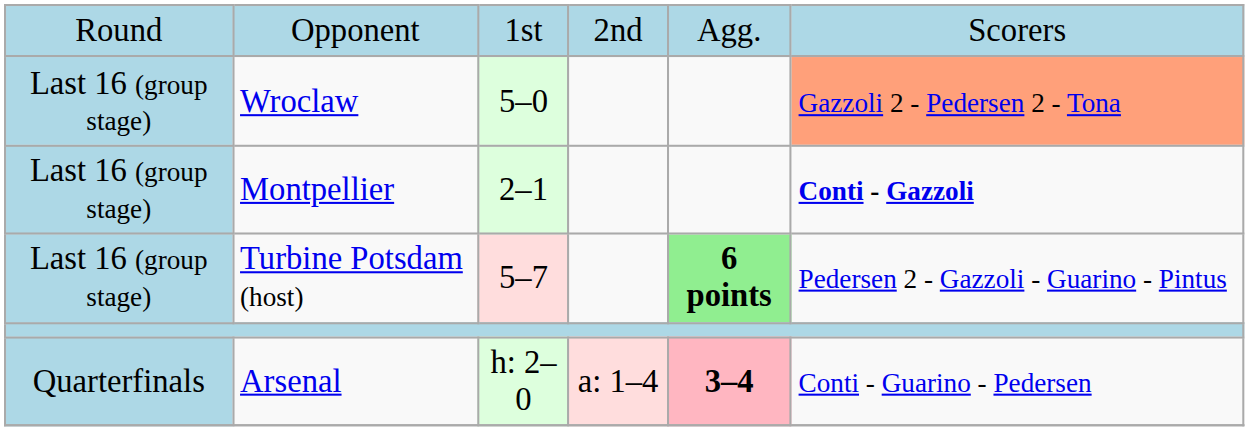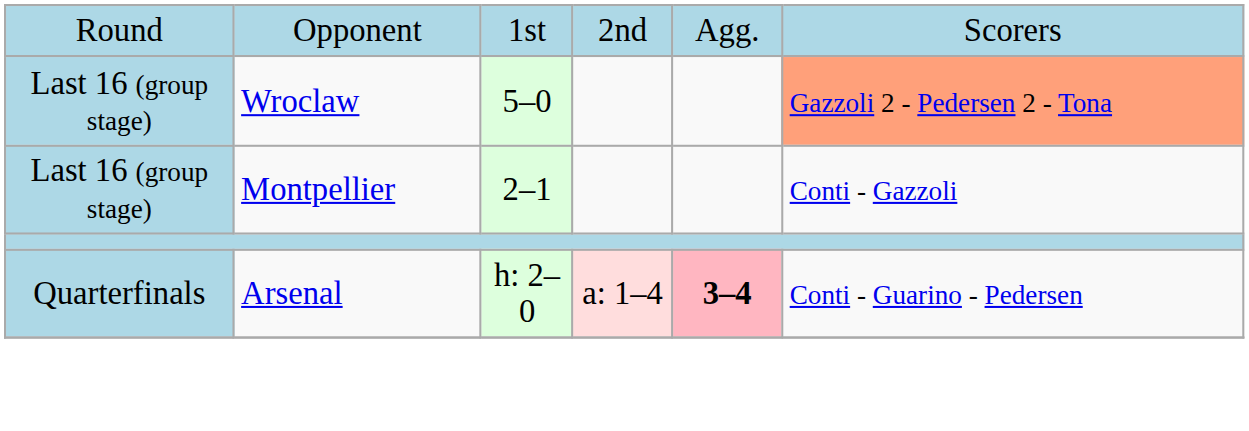(886, 188) bold -> (874, 191) normal
- row: (351, 277)
